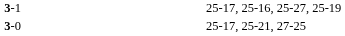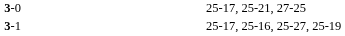rows swapped: (13, 25) <-> (13, 8)
